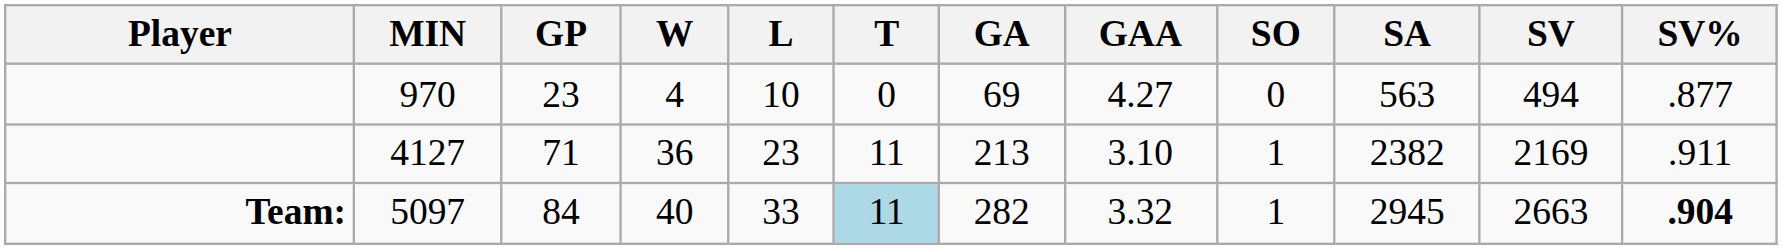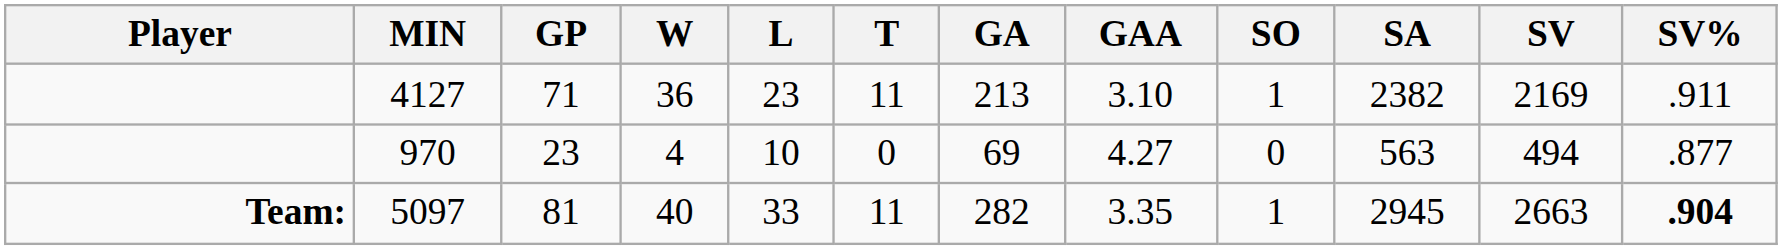rows swapped: (428, 152) <-> (428, 93)
(561, 212) 84 -> (561, 212) 81
(887, 212) lightblue background -> (887, 212) no background
(1140, 212) 3.32 -> (1140, 212) 3.35
